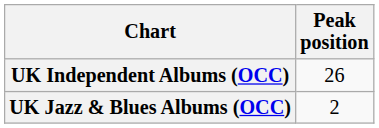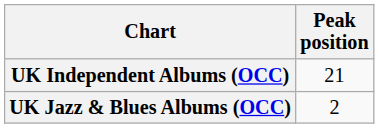(334, 75) 26 -> (334, 75) 21
